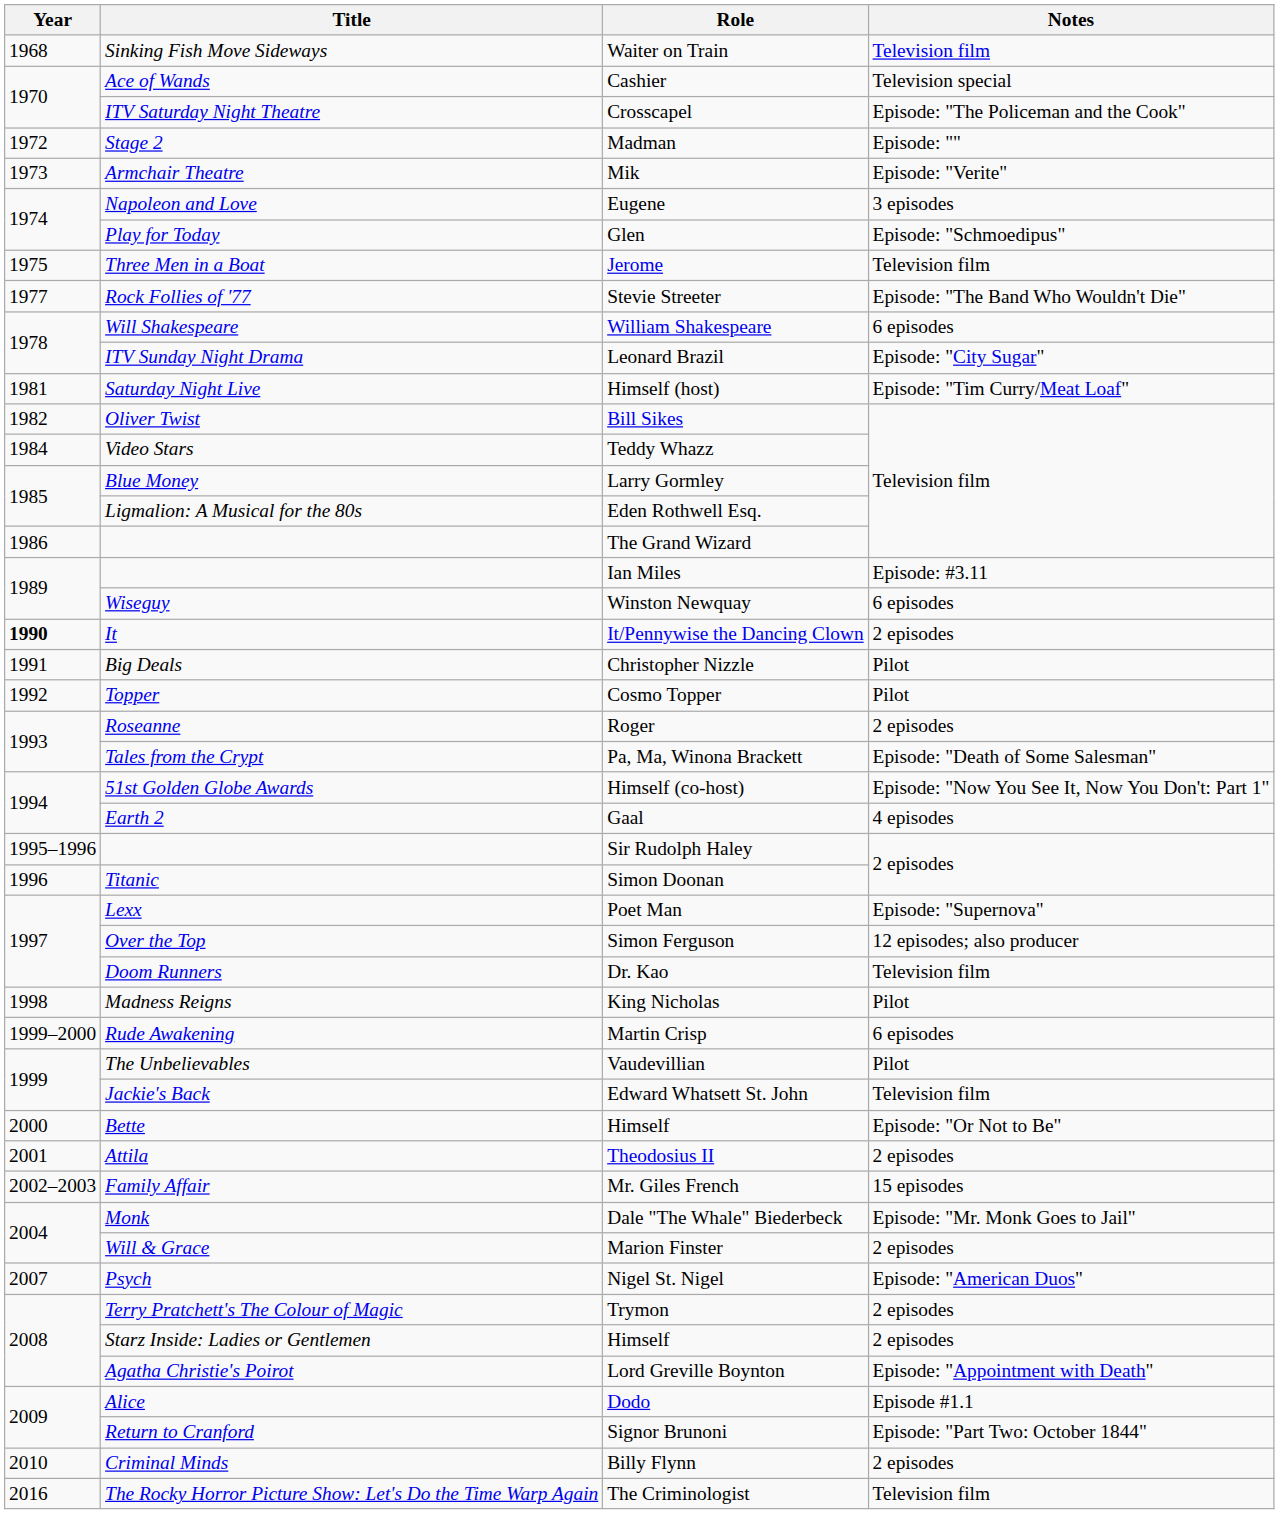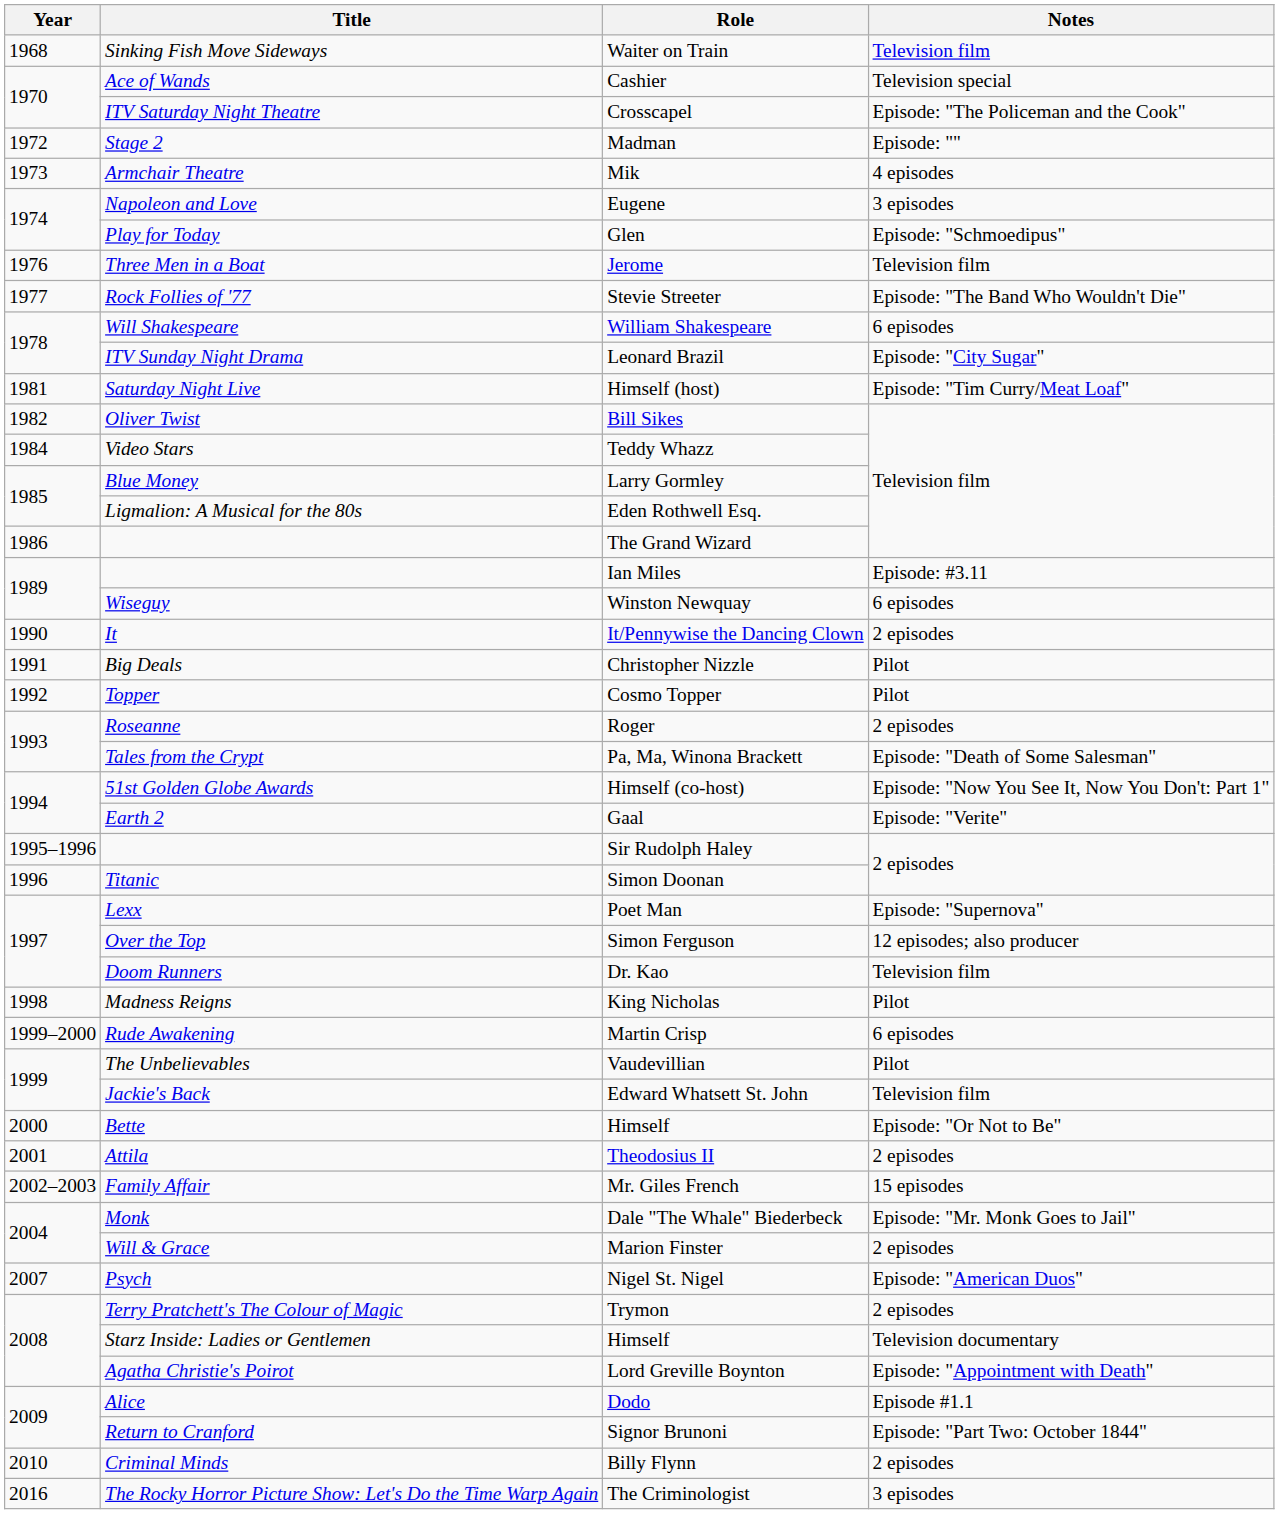(940, 173) Episode: "Verite" -> (913, 173) 4 episodes
(28, 265) 1975 -> (28, 265) 1976
(28, 633) bold -> (28, 633) normal
(913, 818) 4 episodes -> (940, 818) Episode: "Verite"
(913, 1340) 2 episodes -> (966, 1340) Television documentary
(931, 1493) Television film -> (913, 1493) 3 episodes
